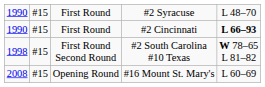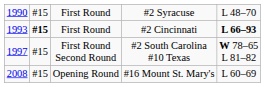(17, 29) 1990 -> (17, 29) 1993
(40, 29) normal -> (40, 29) bold
(17, 51) 1998 -> (17, 51) 1997
